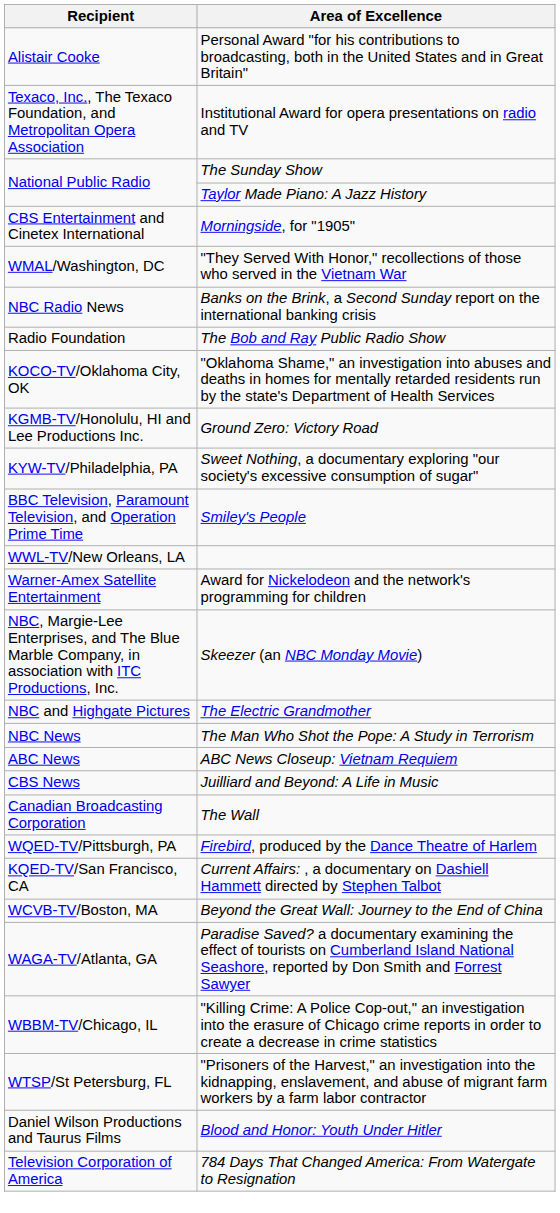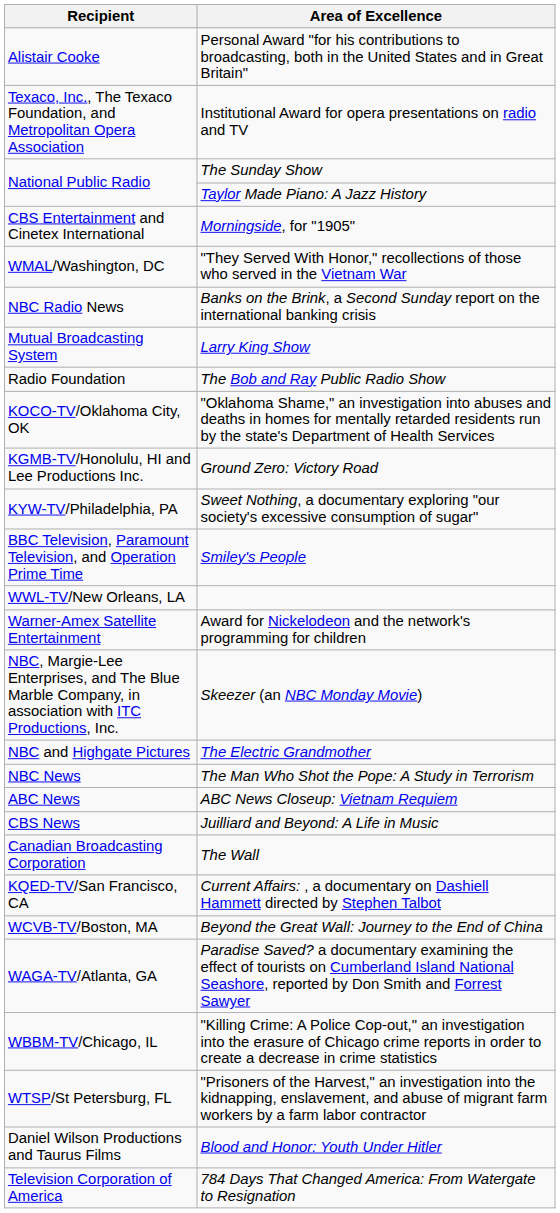+ row: (255, 347)
- row: (369, 846)
